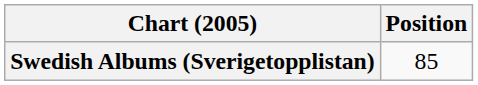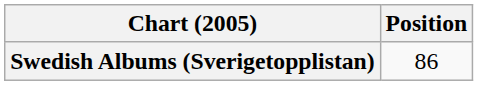(426, 60) 85 -> (426, 60) 86
